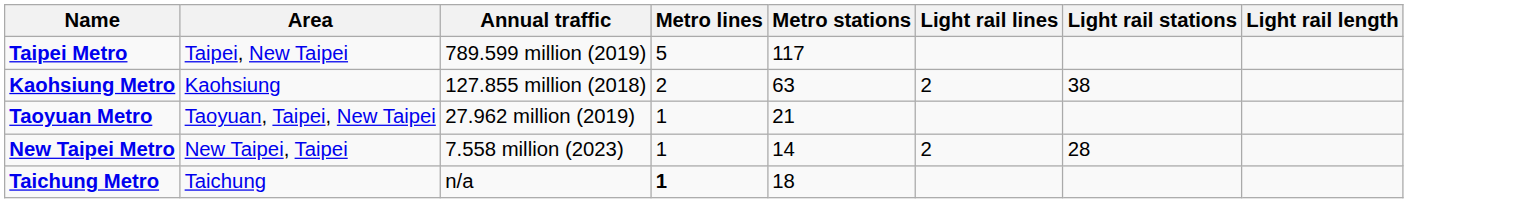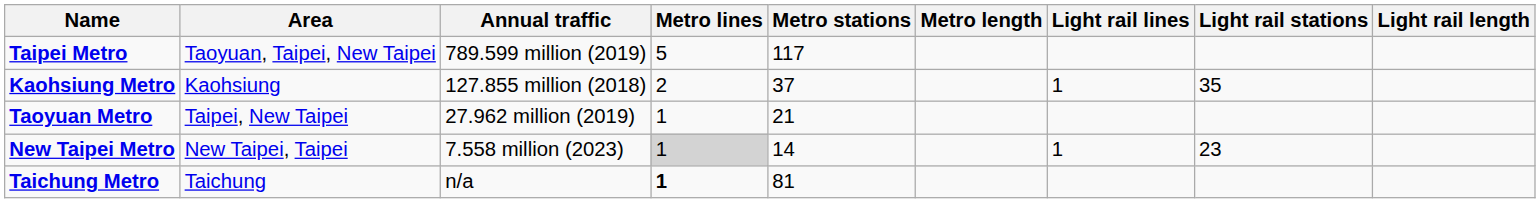+ column: (981, 20)
(266, 52) Taipei, New Taipei -> (310, 52) Taoyuan, Taipei, New Taipei
(784, 85) 63 -> (784, 85) 37
(926, 85) 2 -> (1057, 85) 1
(1079, 85) 38 -> (1210, 85) 35
(310, 117) Taoyuan, Taipei, New Taipei -> (266, 117) Taipei, New Taipei
(661, 149) no background -> (661, 149) lightgrey background
(926, 149) 2 -> (1057, 149) 1
(1079, 149) 28 -> (1210, 149) 23
(784, 181) 18 -> (784, 181) 81
